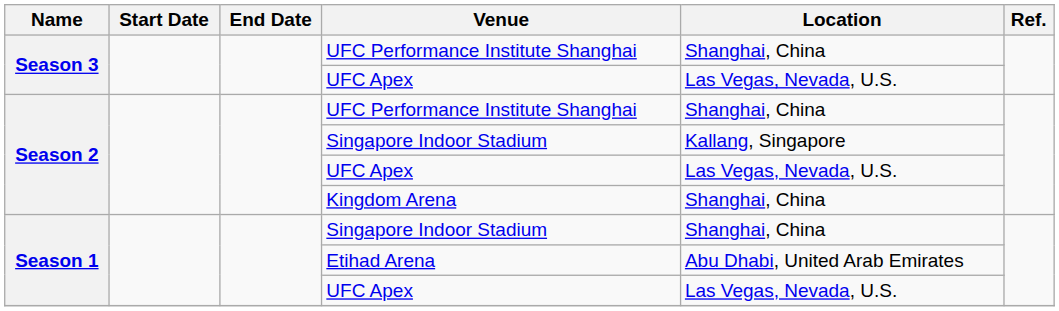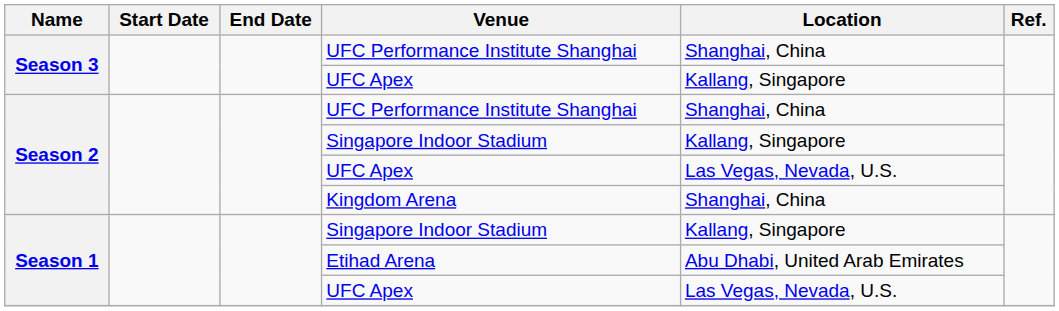(791, 80) Las Vegas, Nevada, U.S. -> (765, 80) Kallang, Singapore
(755, 230) Shanghai, China -> (765, 230) Kallang, Singapore
